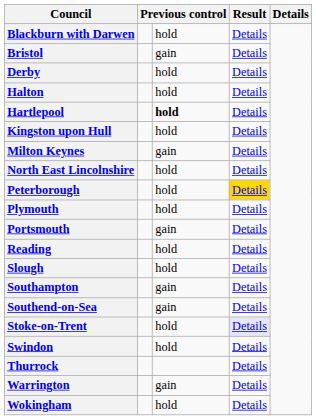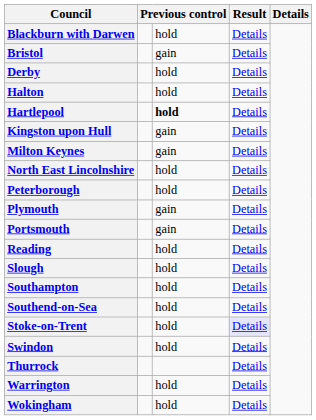(166, 131) hold -> (166, 131) gain
(249, 190) gold background -> (249, 190) no background
(166, 209) hold -> (166, 209) gain
(166, 287) gain -> (166, 287) hold
(166, 307) gain -> (166, 307) hold
(166, 385) gain -> (166, 385) hold
